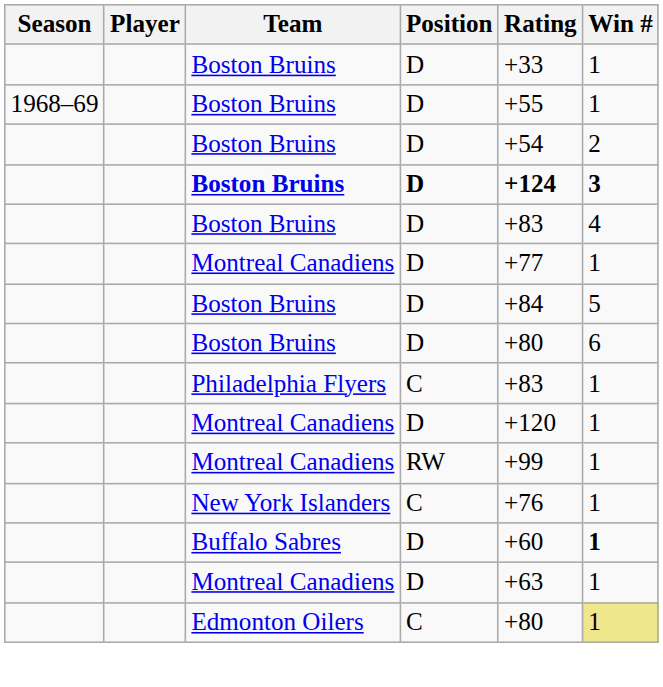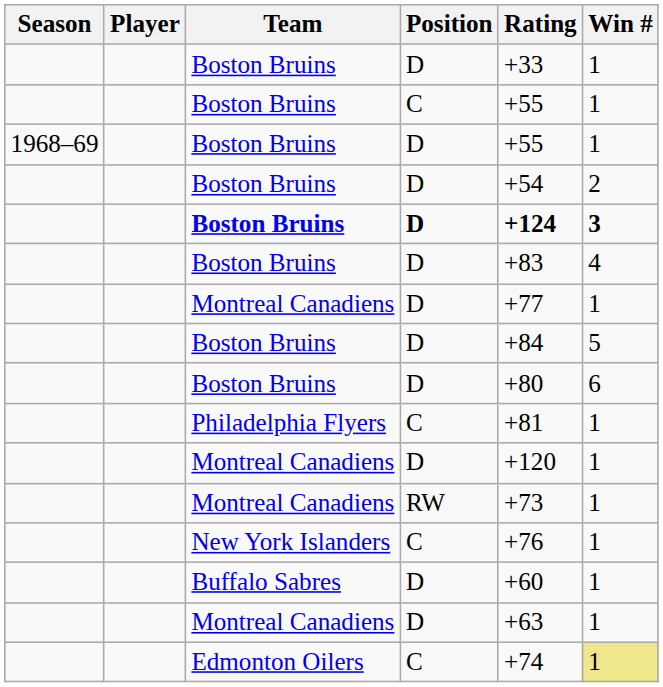+ row: (264, 104)
(524, 382) +83 -> (524, 422) +81
(524, 462) +99 -> (524, 502) +73
(595, 542) bold -> (595, 582) normal
(524, 622) +80 -> (524, 661) +74
